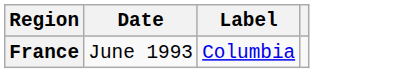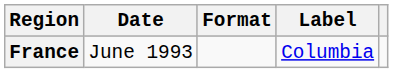+ column: (237, 21)
